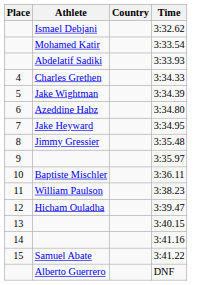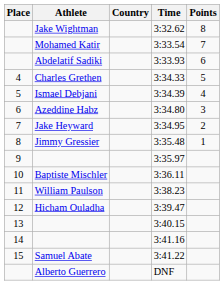+ column: (203, 12)
(66, 28) Ismael Debjani -> (66, 28) Jake Wightman
(66, 93) Jake Wightman -> (66, 93) Ismael Debjani
